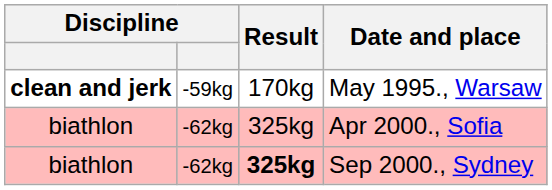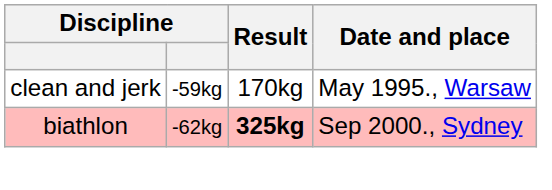(91, 88) bold -> (86, 88) normal
- row: (416, 126)
